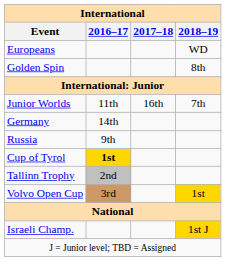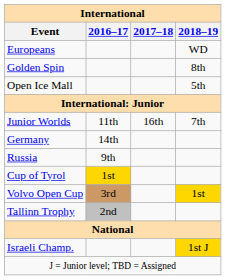+ row: (40, 85)
(108, 157) bold -> (108, 175) normal
rows swapped: (41, 175) <-> (45, 193)
